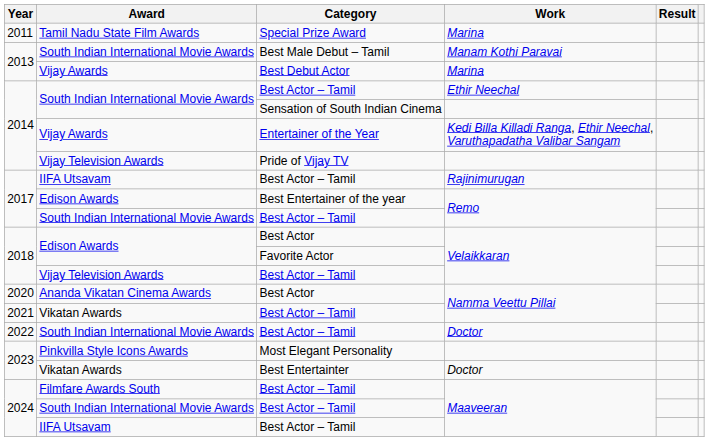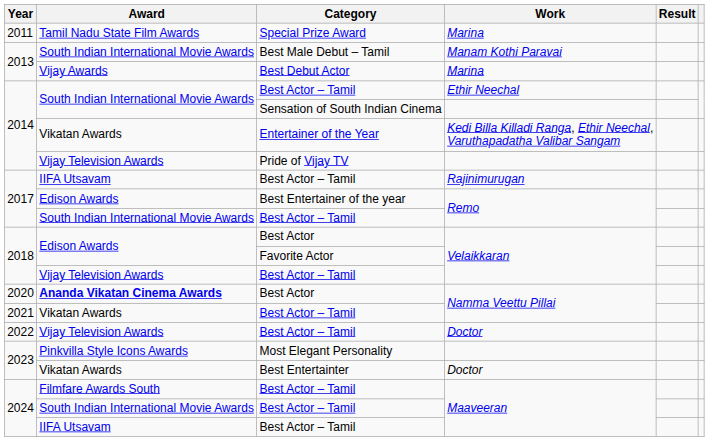(73, 134) Vijay Awards -> (81, 134) Vikatan Awards
(125, 293) normal -> (131, 293) bold
(147, 332) South Indian International Movie Awards -> (101, 332) Vijay Television Awards
